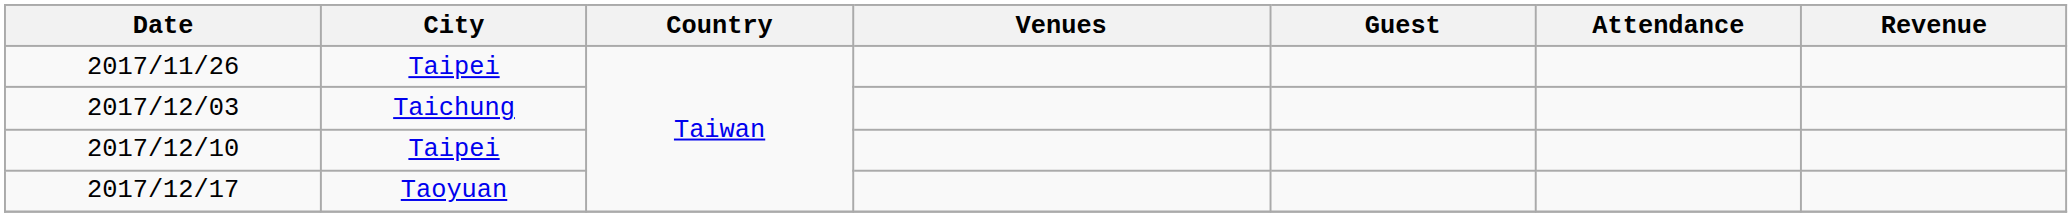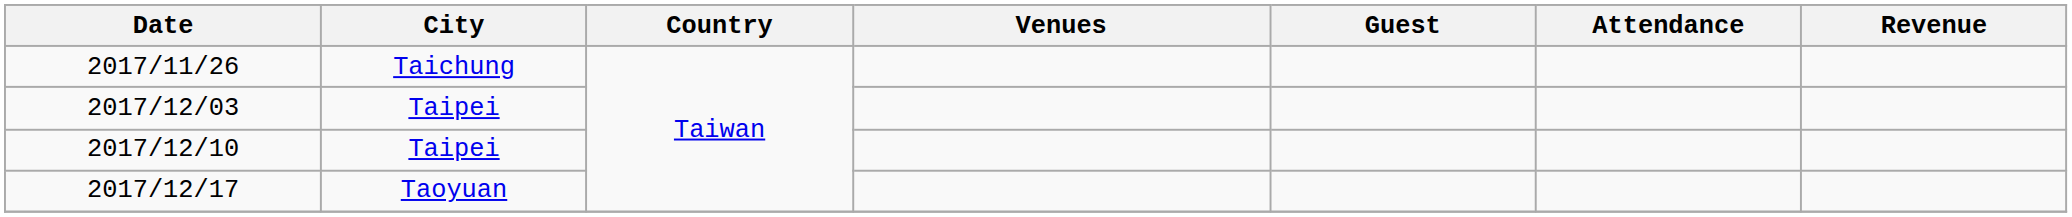(454, 67) Taipei -> (454, 67) Taichung
(454, 108) Taichung -> (454, 108) Taipei
